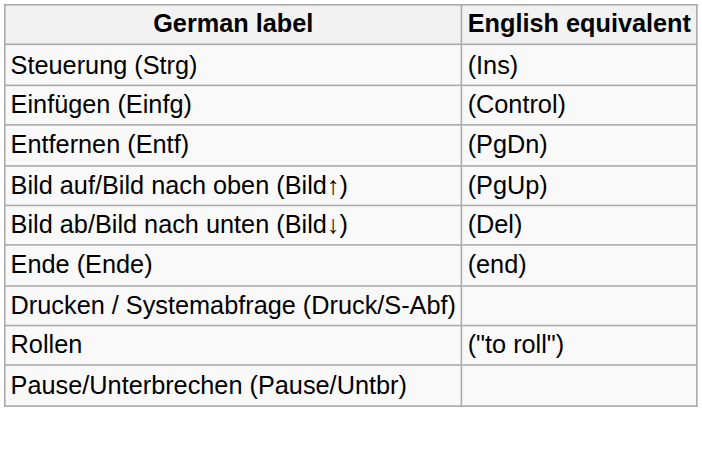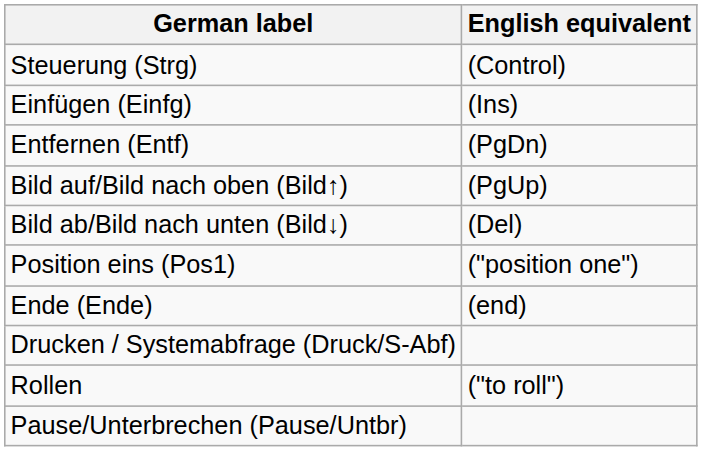(493, 64) (Ins) -> (517, 64) (Control)
(517, 104) (Control) -> (493, 104) (Ins)
+ row: (123, 265)
